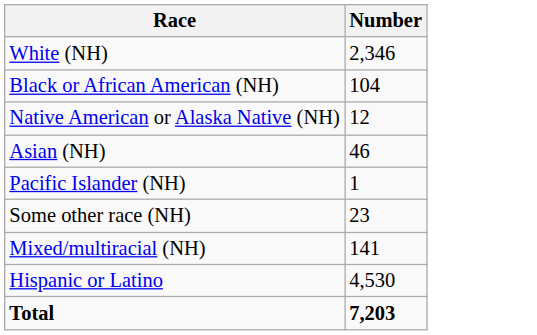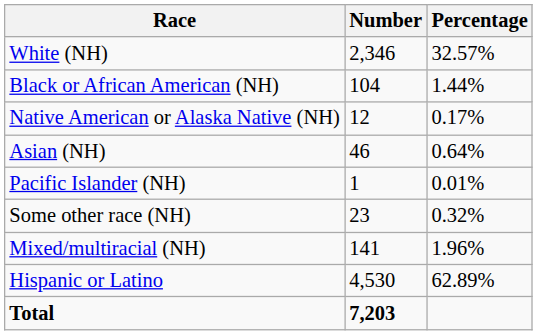+ column: (480, 20)
